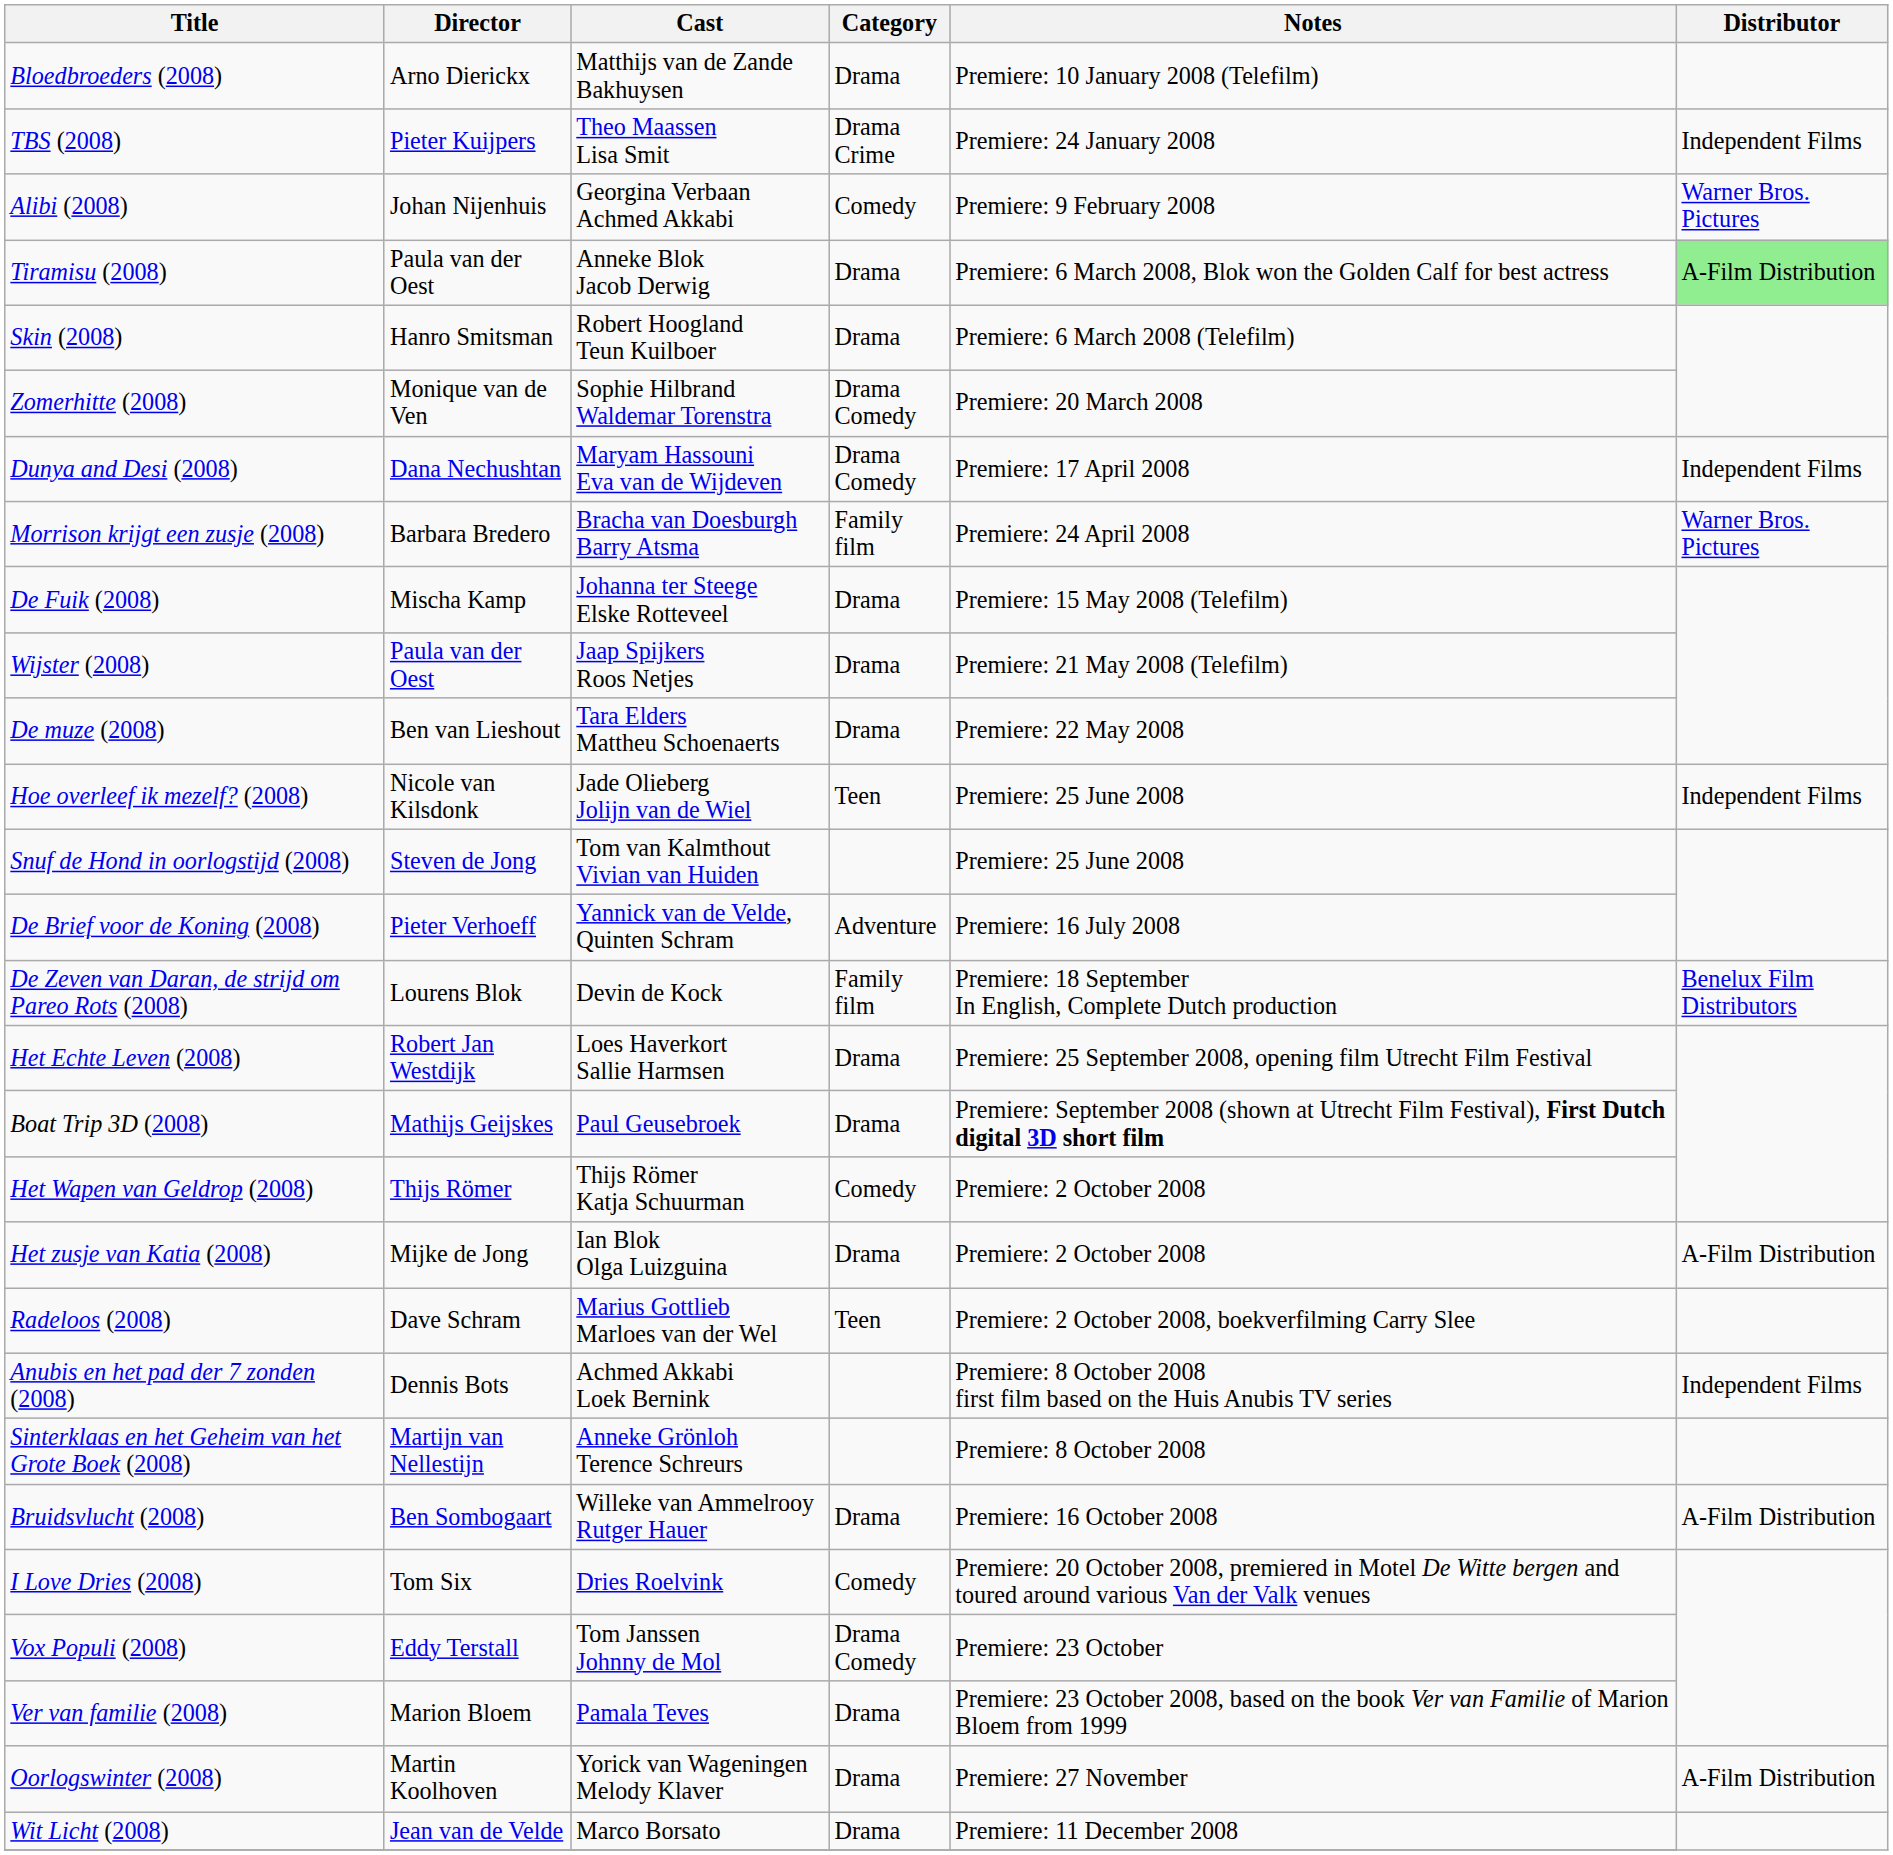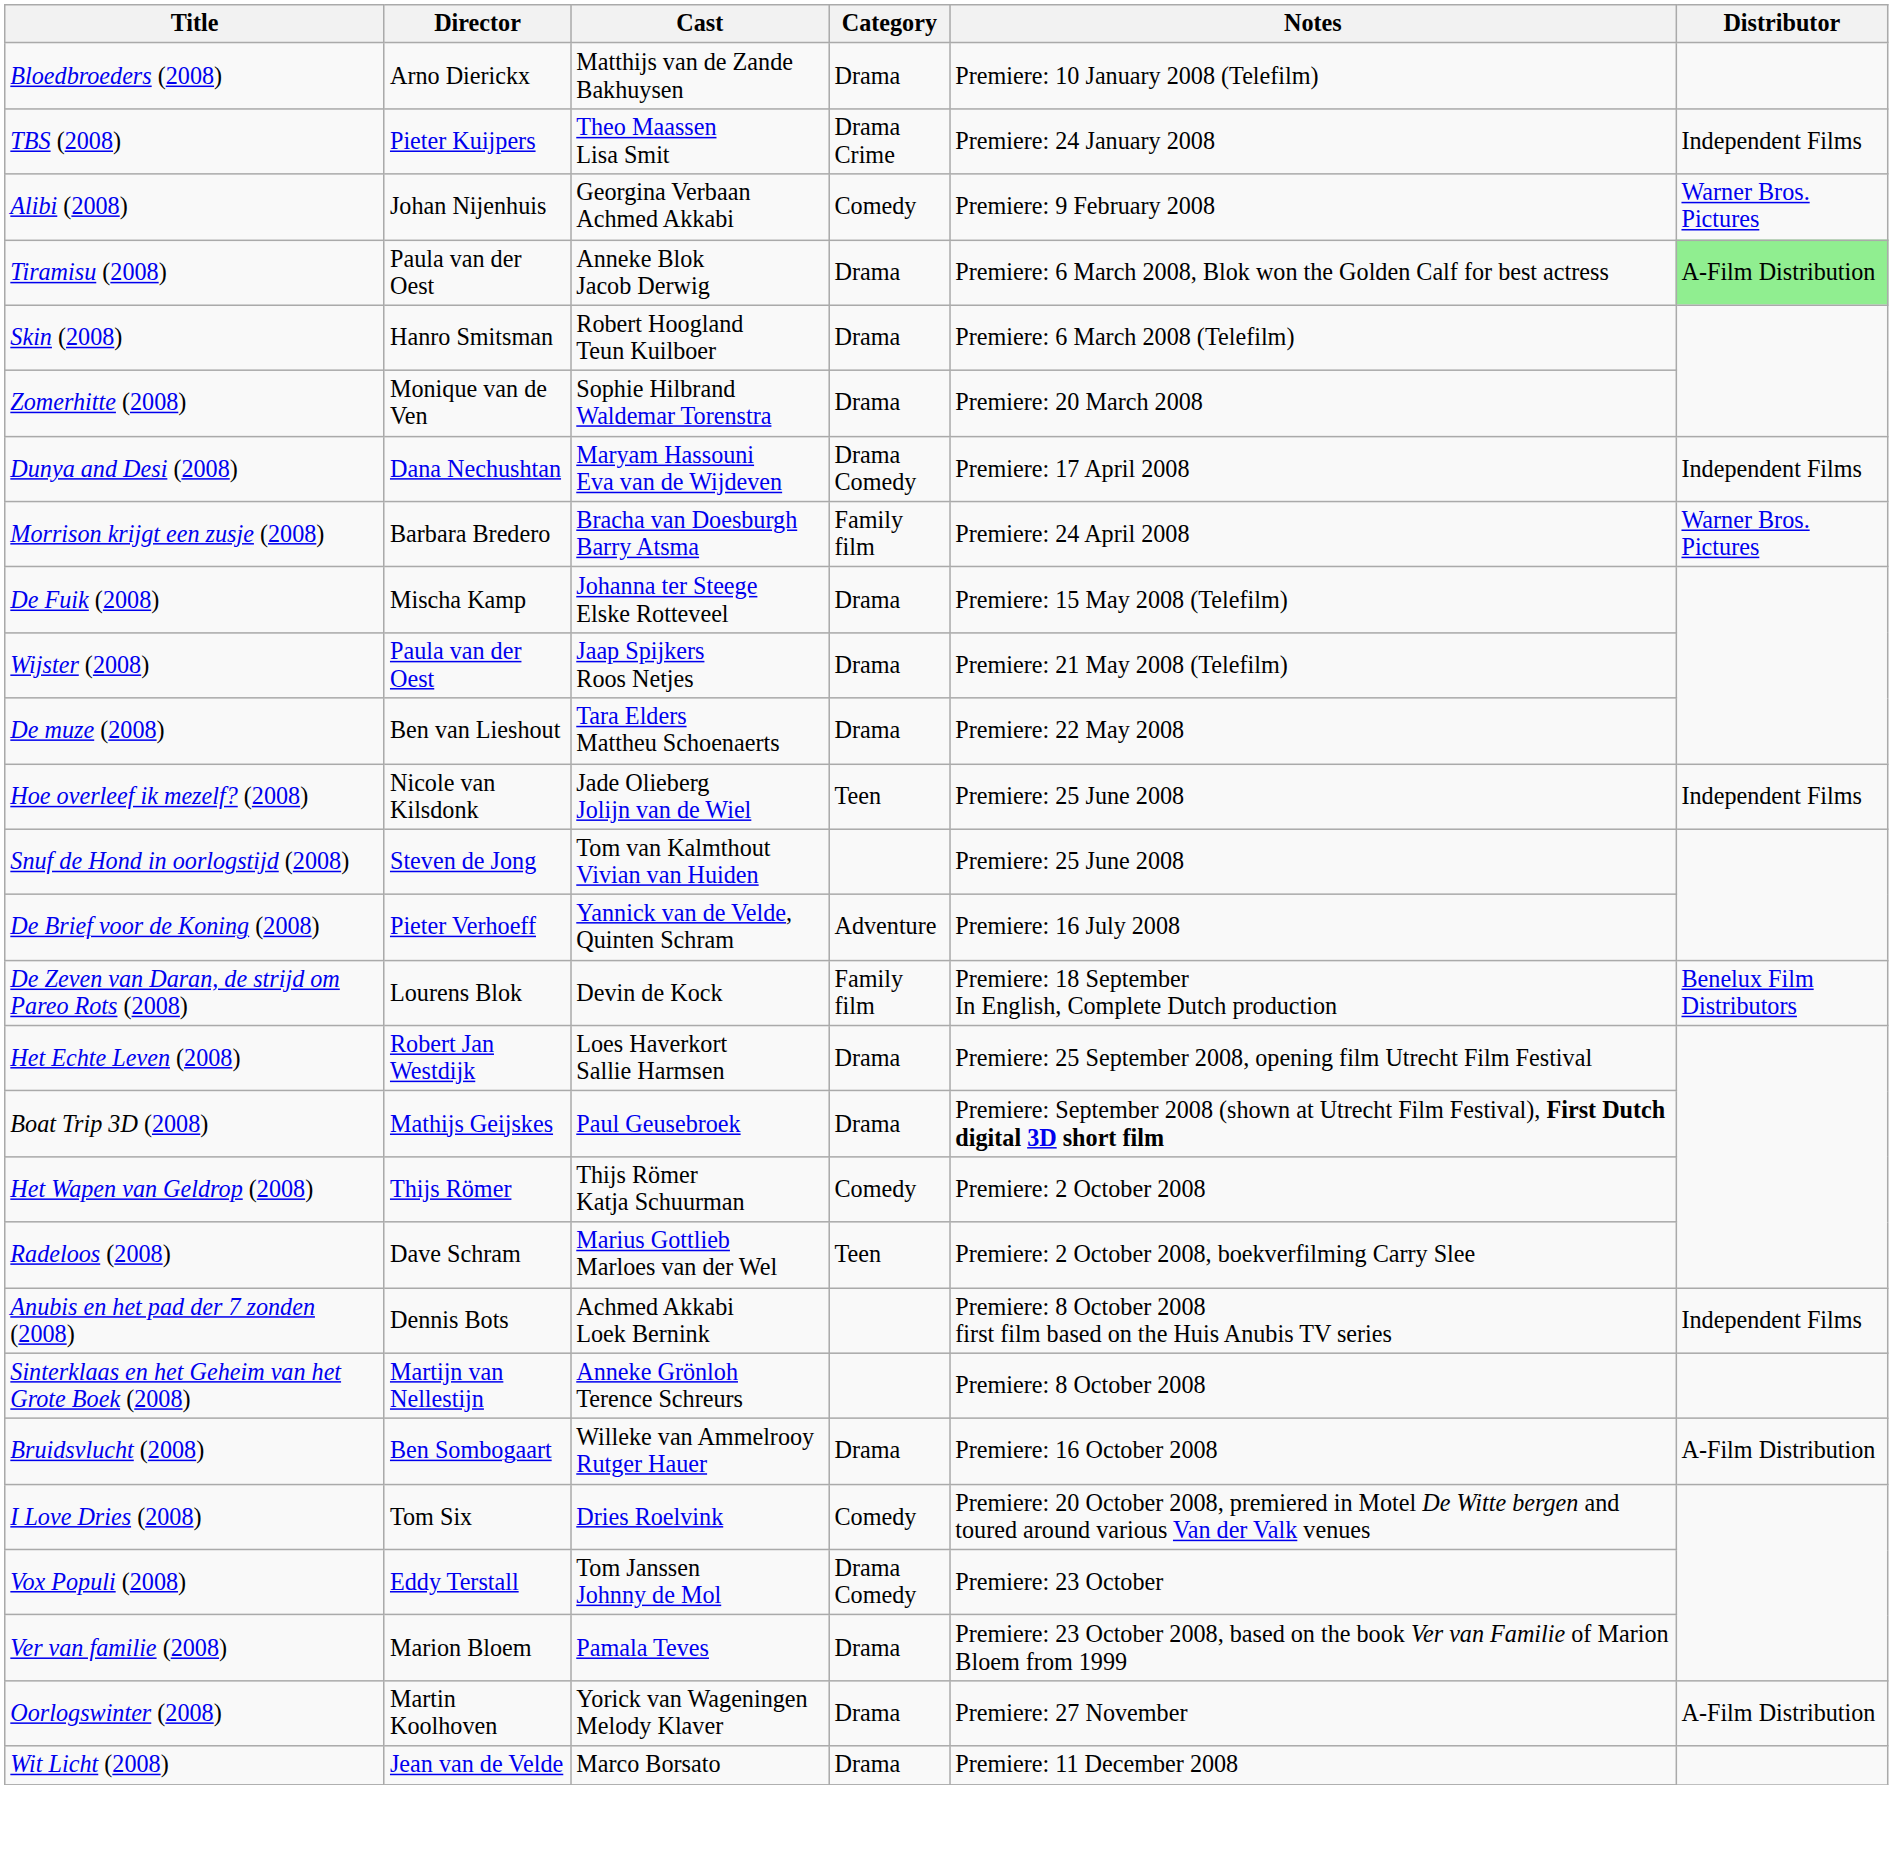(875, 403) Drama Comedy -> (867, 403) Drama
- row: (141, 1254)
